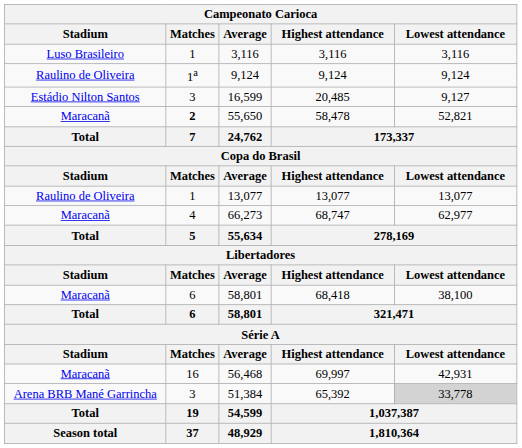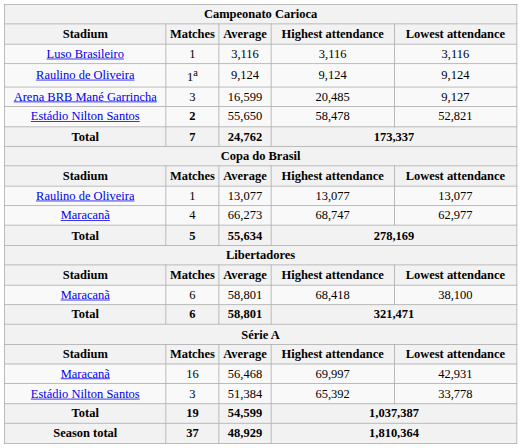(85, 96) Estádio Nilton Santos -> (85, 96) Arena BRB Mané Garrincha
(85, 116) Maracanã -> (85, 116) Estádio Nilton Santos
(85, 393) Arena BRB Mané Garrincha -> (85, 393) Estádio Nilton Santos
(455, 393) lightgrey background -> (455, 393) no background
